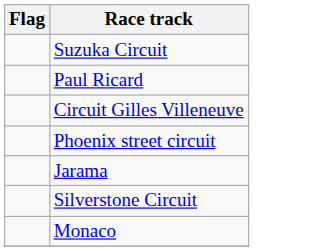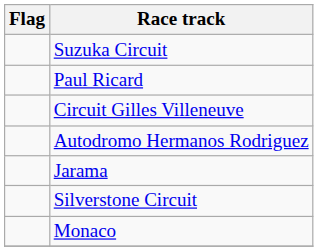+ row: (181, 140)
- row: (135, 140)
